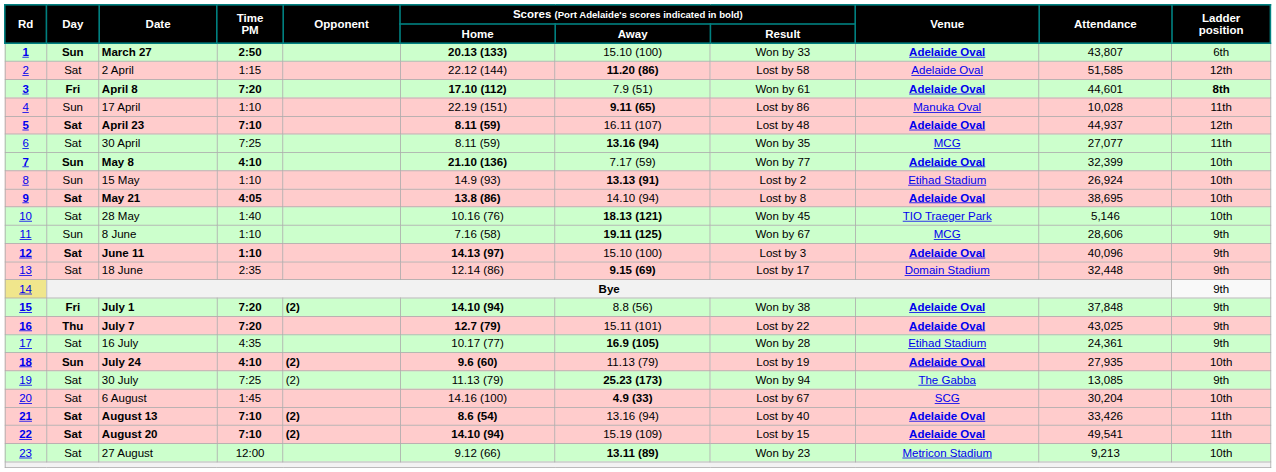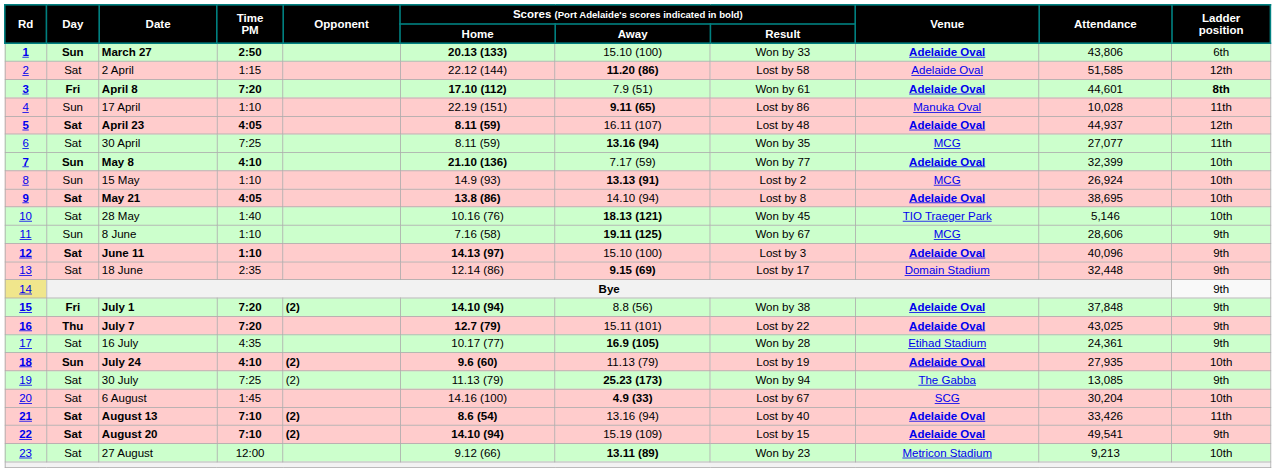(1105, 53) 43,807 -> (1105, 53) 43,806
(250, 125) 7:10 -> (250, 125) 4:05
(947, 180) Etihad Stadium -> (947, 180) MCG
(1221, 435) 11th -> (1221, 435) 9th
